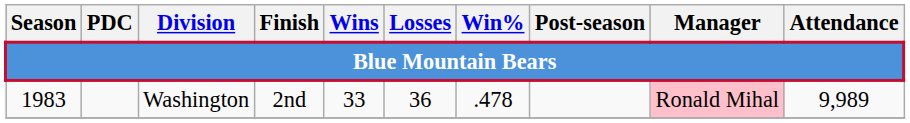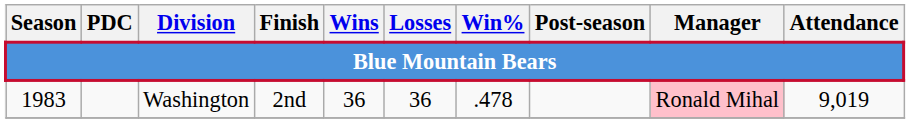(354, 99) 33 -> (354, 99) 36
(844, 99) 9,989 -> (844, 99) 9,019
